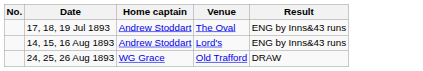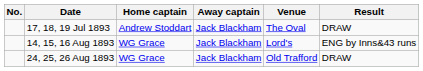+ column: (229, 12)
(299, 27) ENG by Inns&43 runs -> (337, 27) DRAW
(155, 43) Andrew Stoddart -> (142, 43) WG Grace
